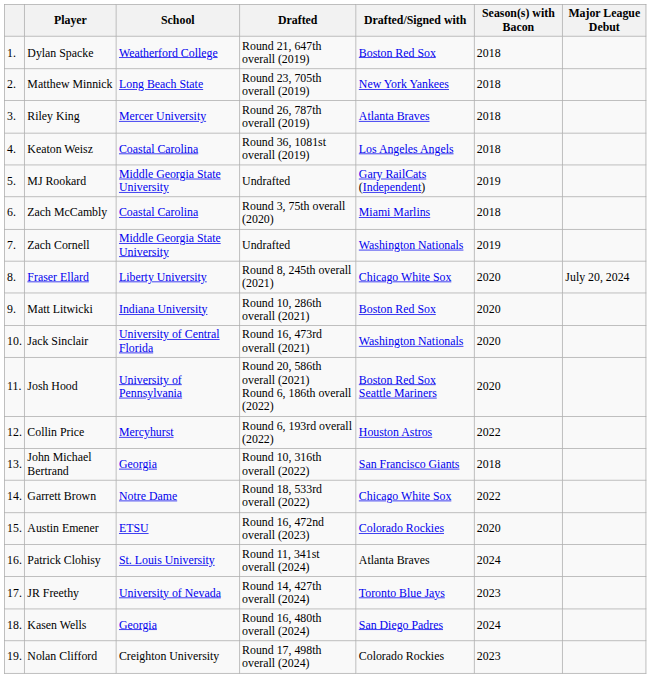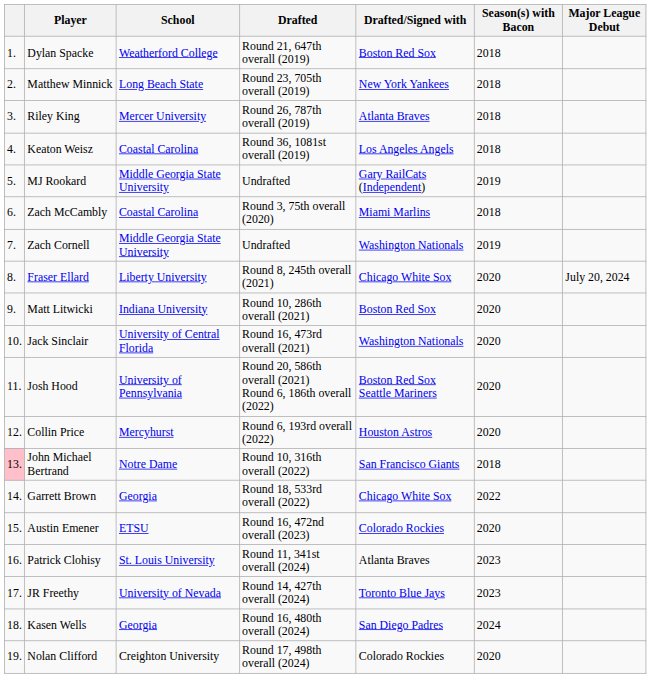(489, 432) 2022 -> (489, 432) 2020
(14, 464) no background -> (14, 464) pink background
(138, 464) Georgia -> (148, 464) Notre Dame
(148, 496) Notre Dame -> (138, 496) Georgia
(489, 560) 2024 -> (489, 560) 2023
(489, 657) 2023 -> (489, 657) 2020
